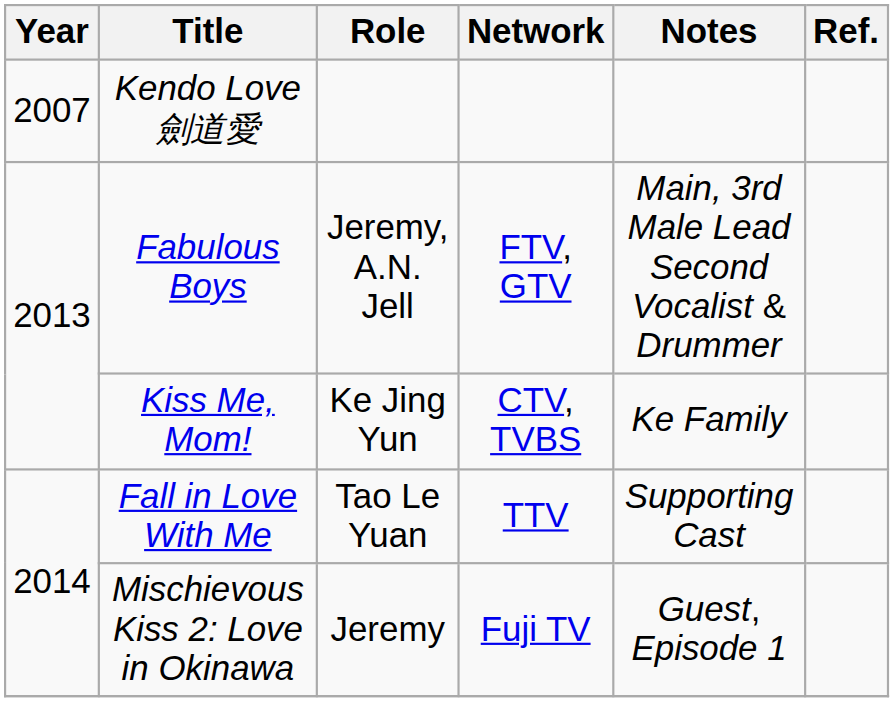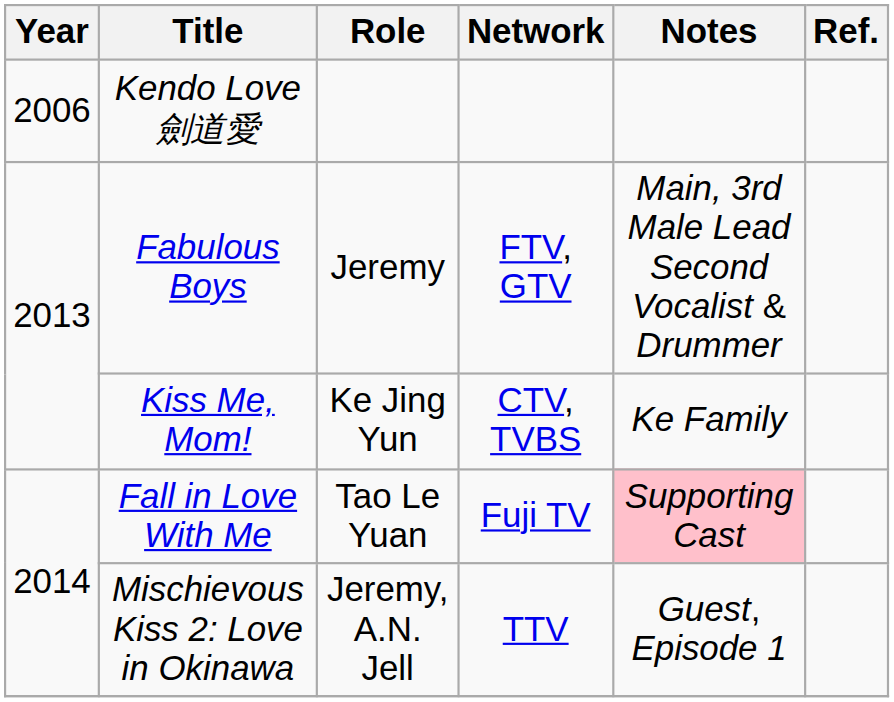(52, 110) 2007 -> (52, 110) 2006
(388, 267) Jeremy, A.N. Jell -> (388, 267) Jeremy
(536, 515) TTV -> (536, 515) Fuji TV
(709, 515) no background -> (709, 515) pink background
(388, 629) Jeremy -> (388, 629) Jeremy, A.N. Jell
(536, 629) Fuji TV -> (536, 629) TTV
